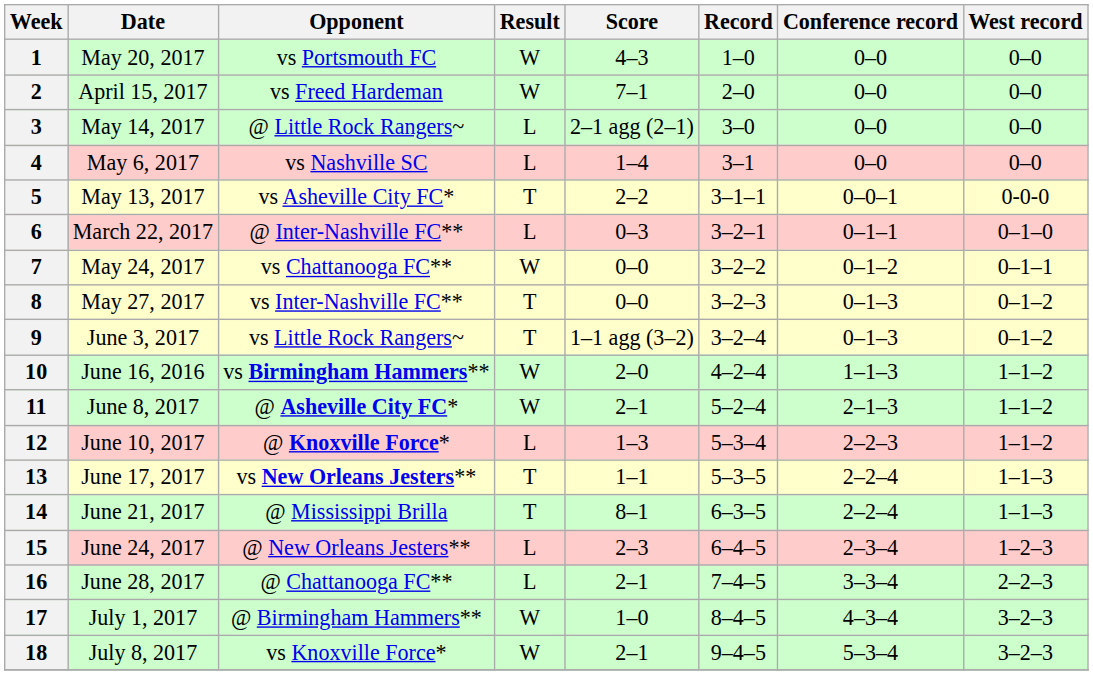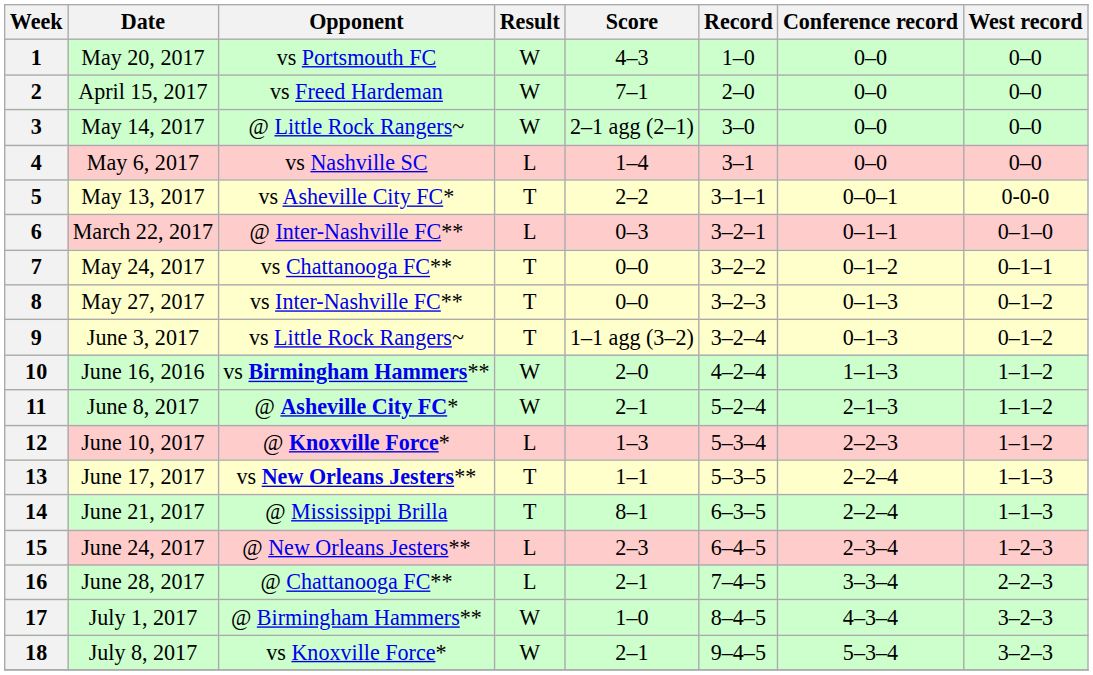(530, 127) L -> (530, 127) W
(530, 267) W -> (530, 267) T
